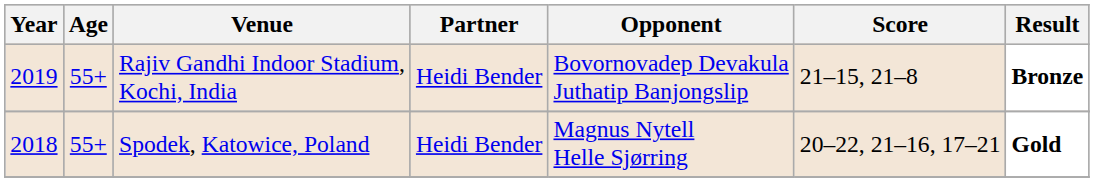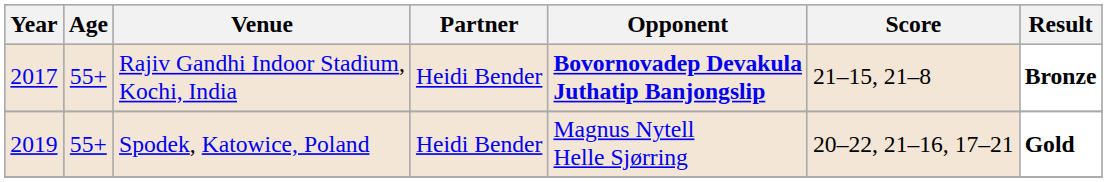(34, 77) 2019 -> (34, 77) 2017
(671, 77) normal -> (678, 77) bold
(34, 144) 2018 -> (34, 144) 2019
